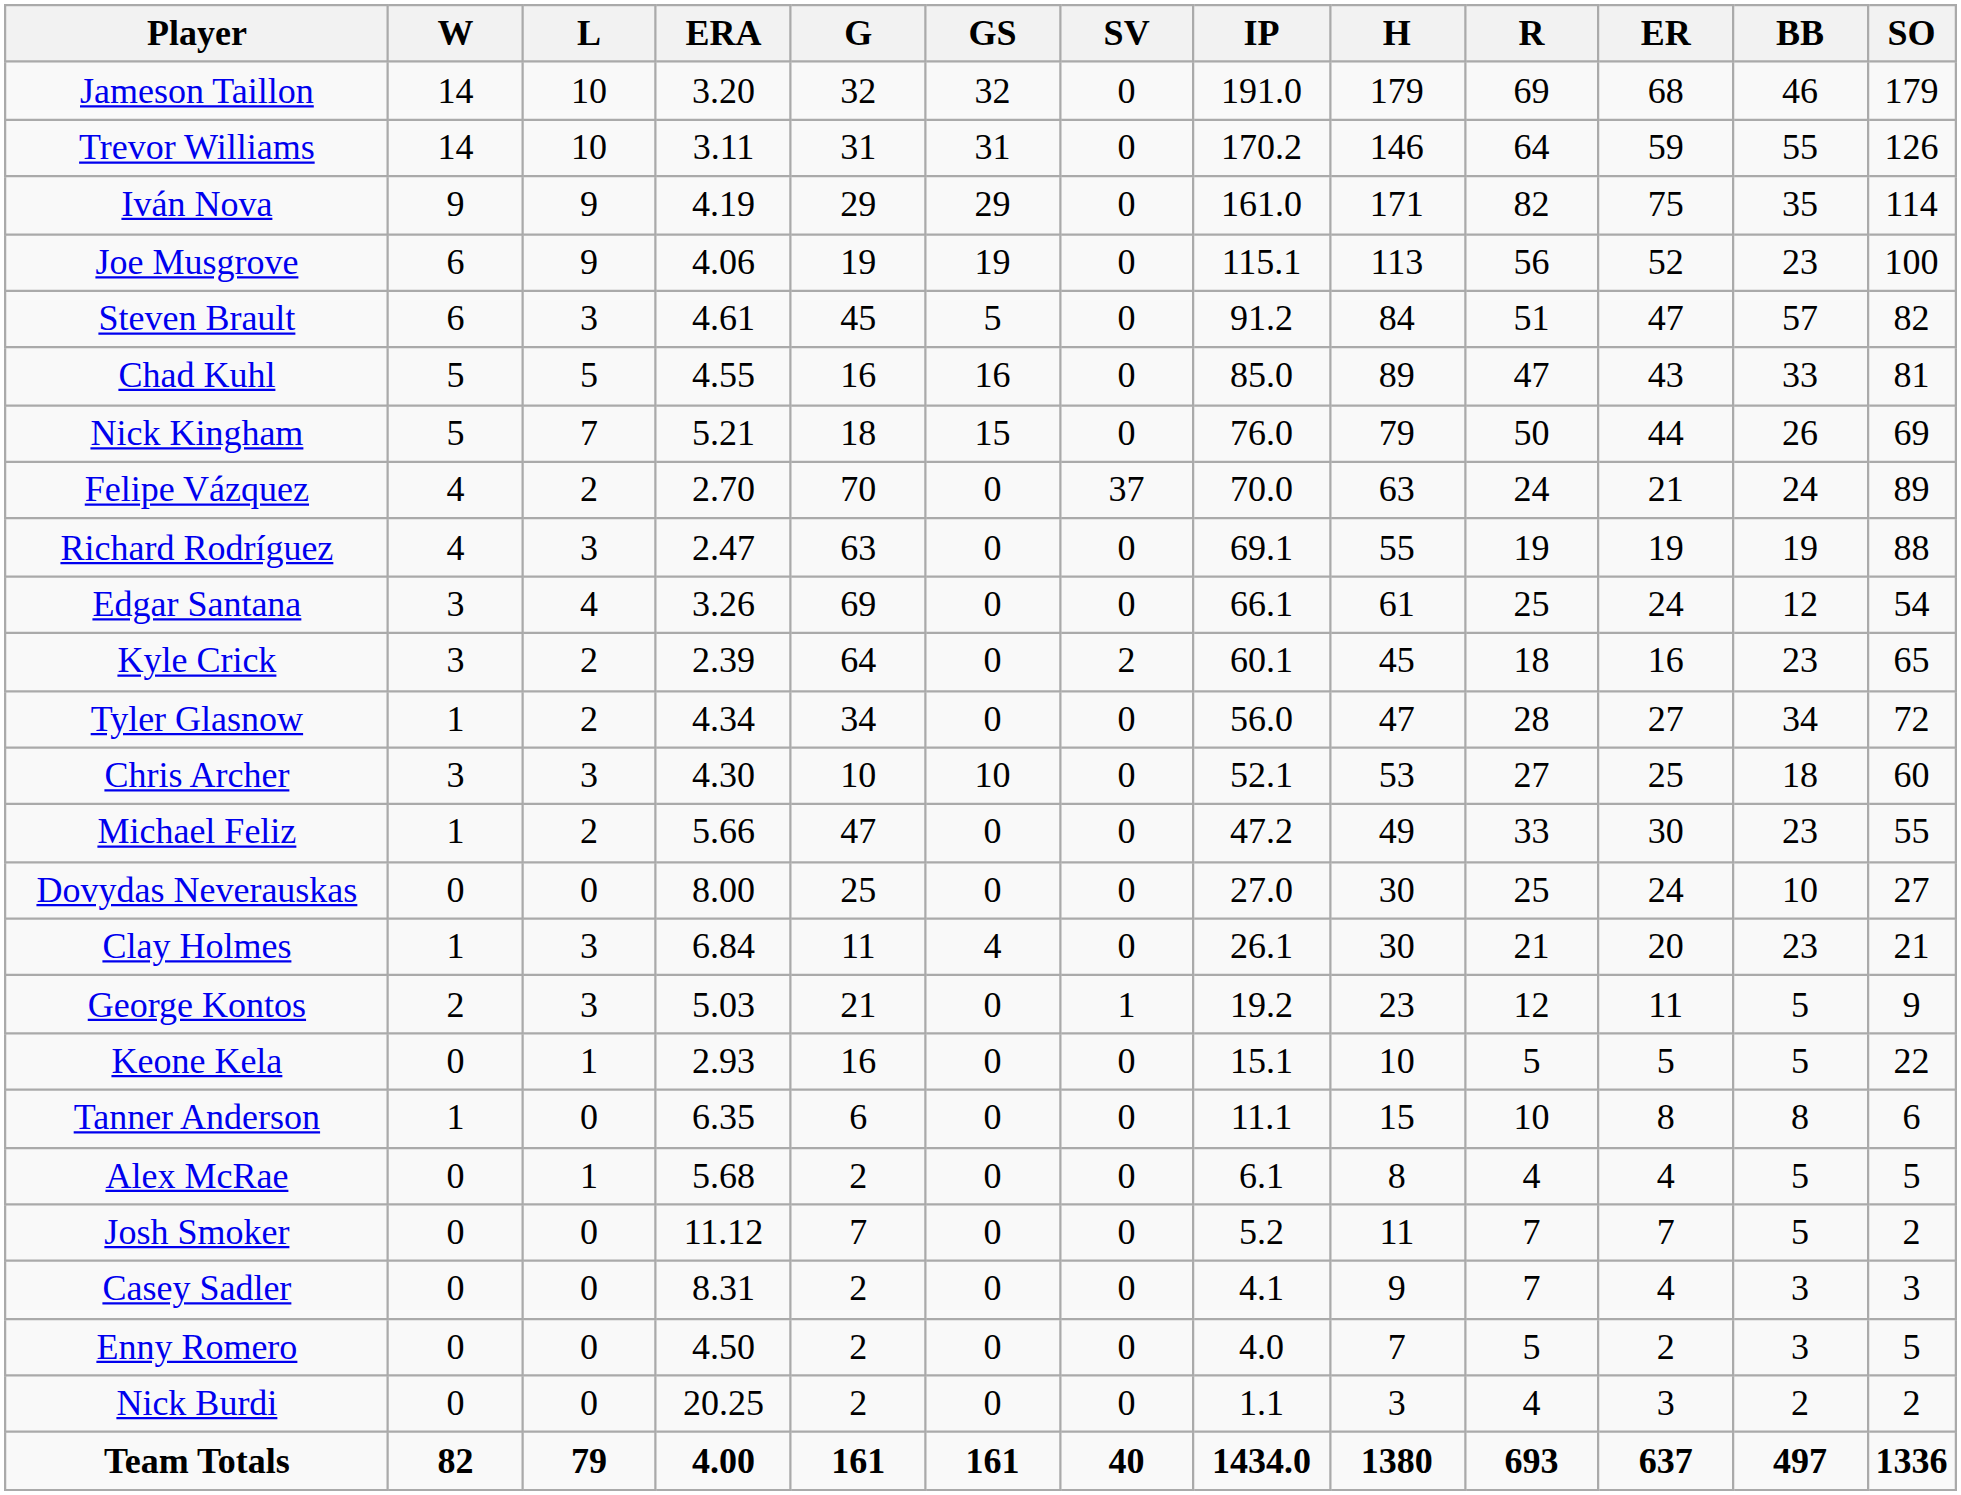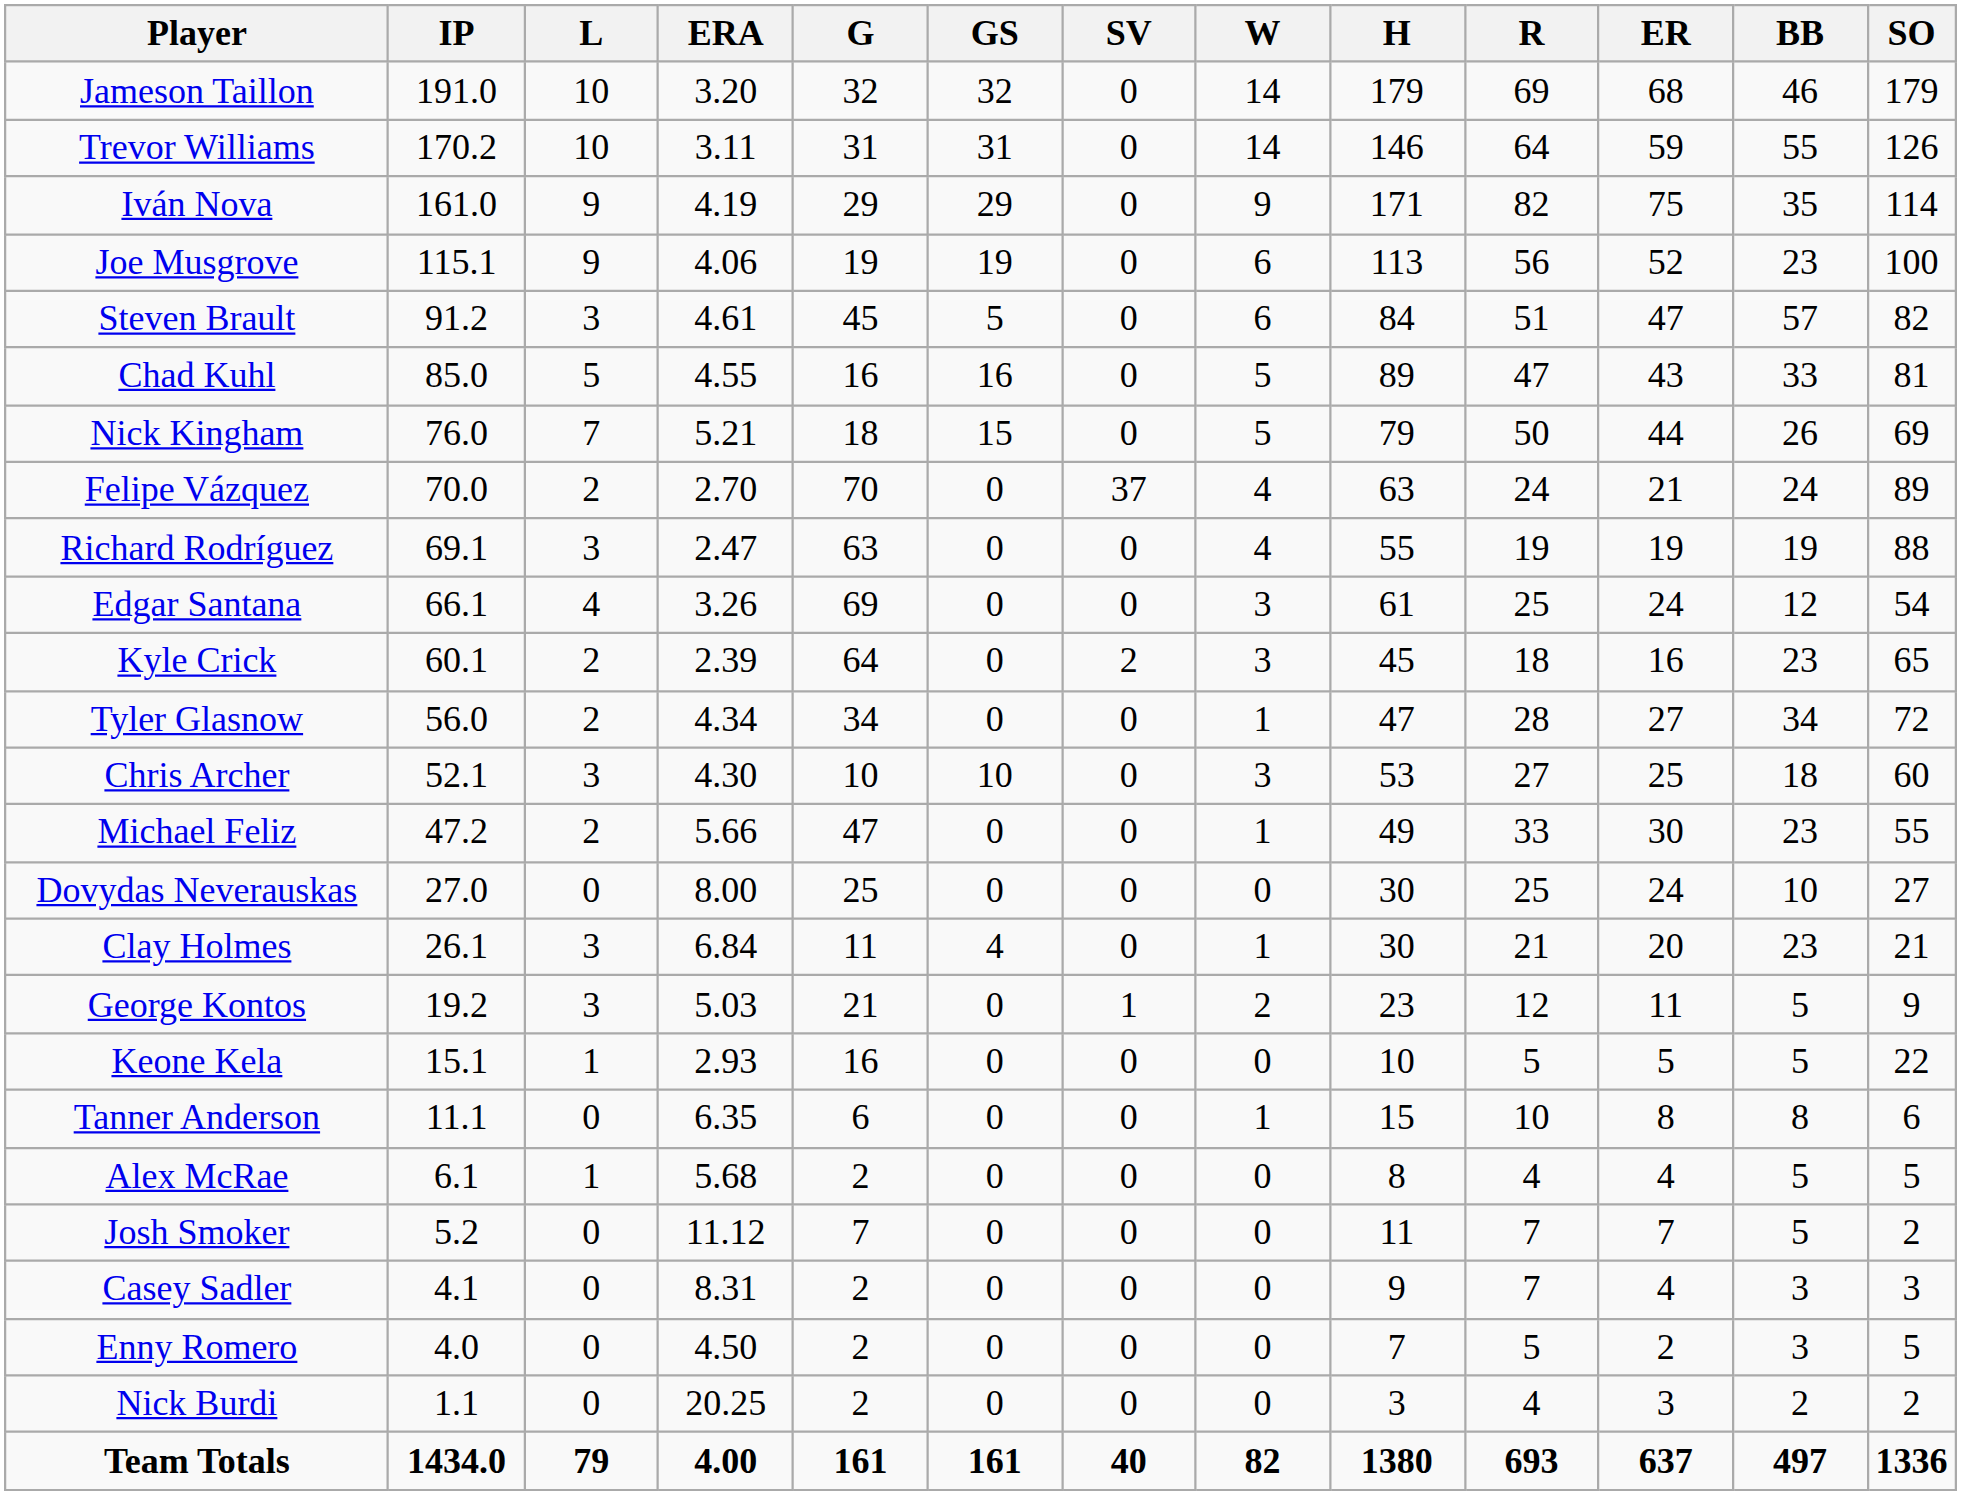columns swapped: (455, 33) <-> (1262, 33)
